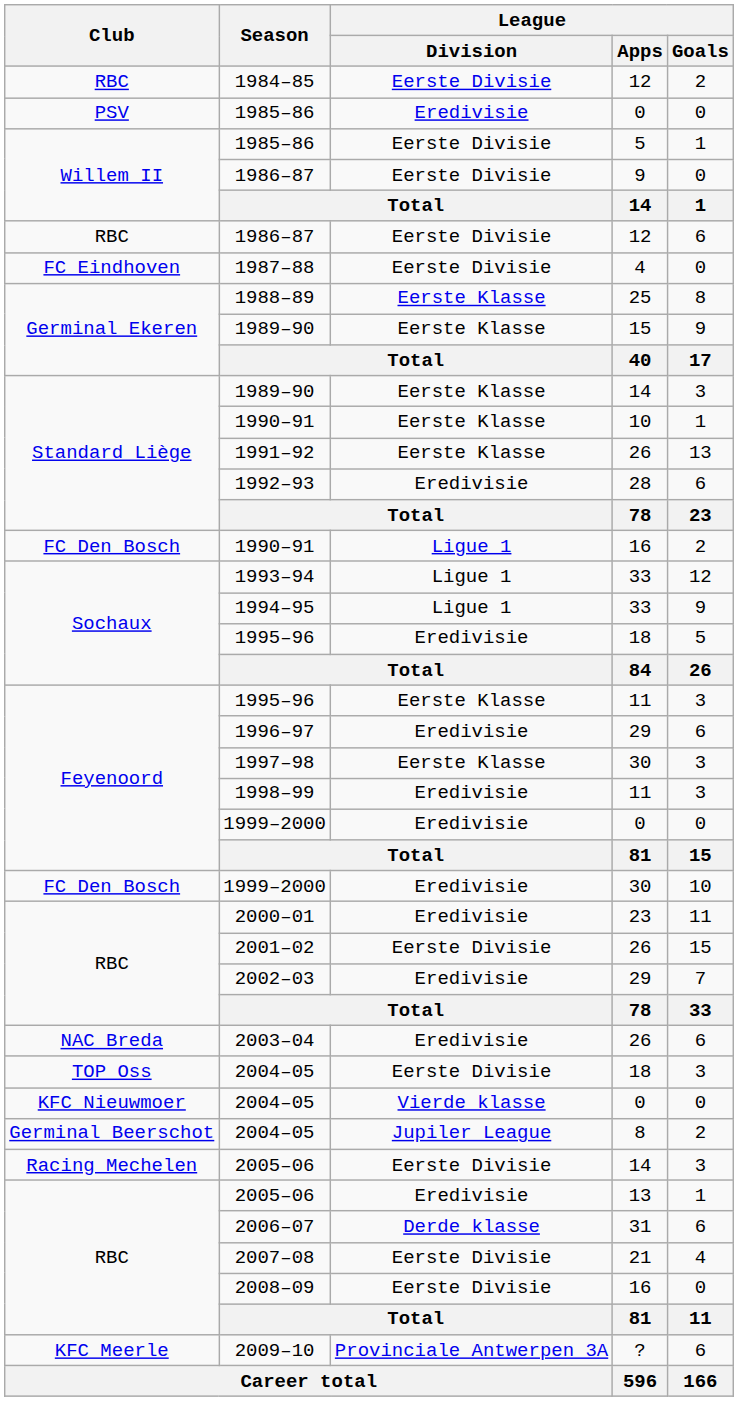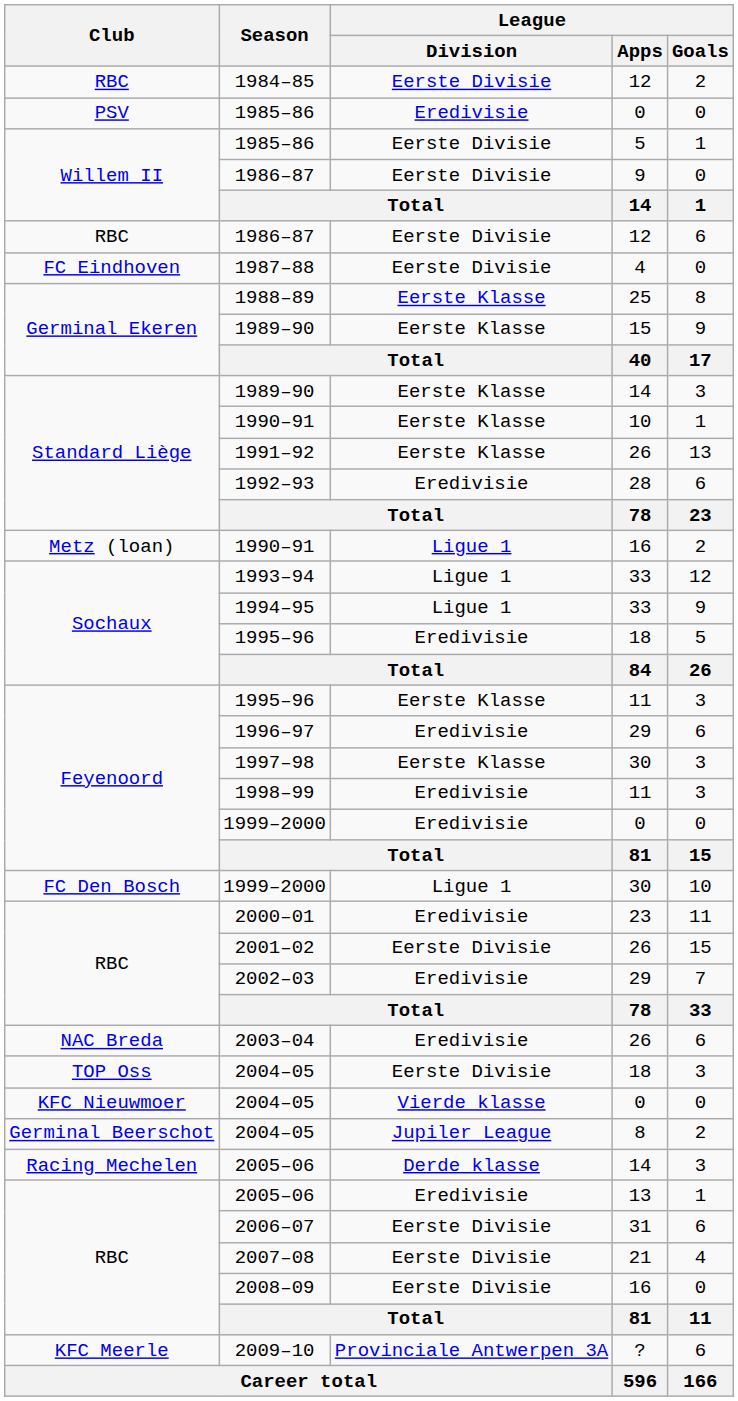(112, 546) FC Den Bosch -> (112, 546) Metz (loan)
(472, 886) Eredivisie -> (472, 886) Ligue 1
(472, 1165) Eerste Divisie -> (472, 1165) Derde klasse
(472, 1227) Derde klasse -> (472, 1227) Eerste Divisie
